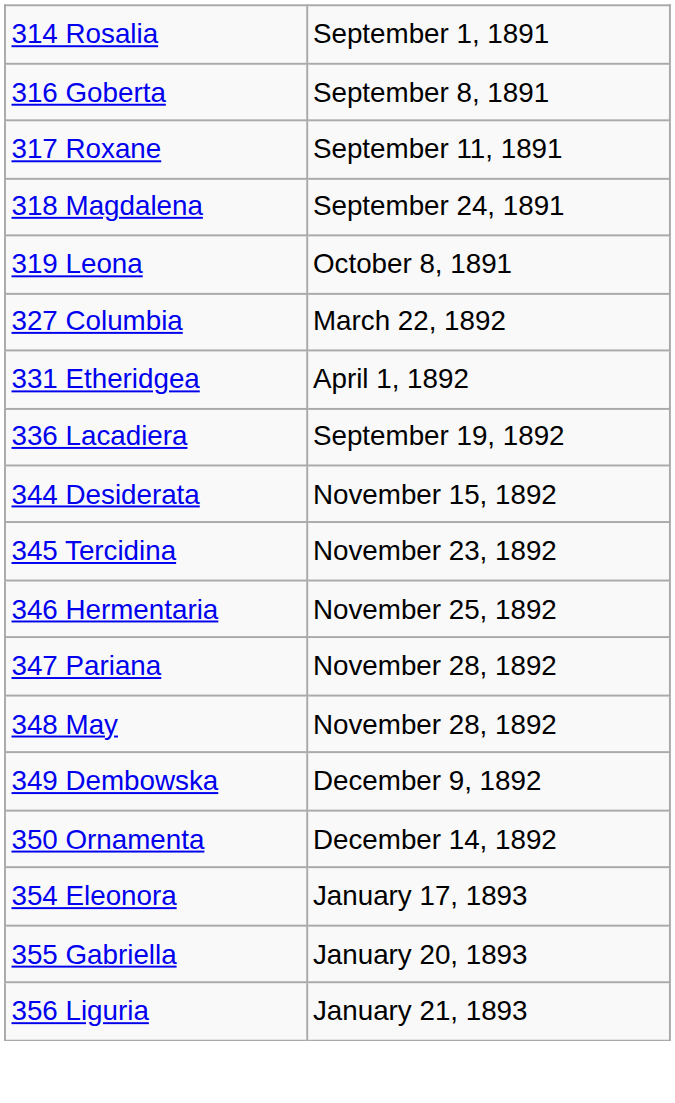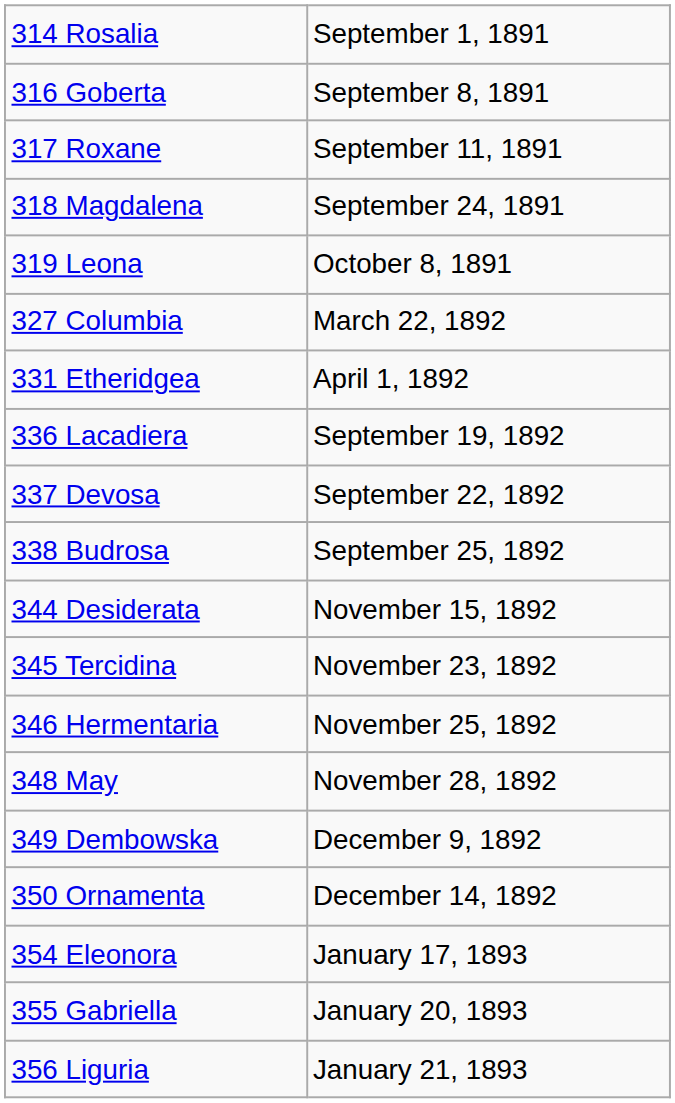+ row: (86, 493)
+ row: (90, 551)
- row: (86, 666)
